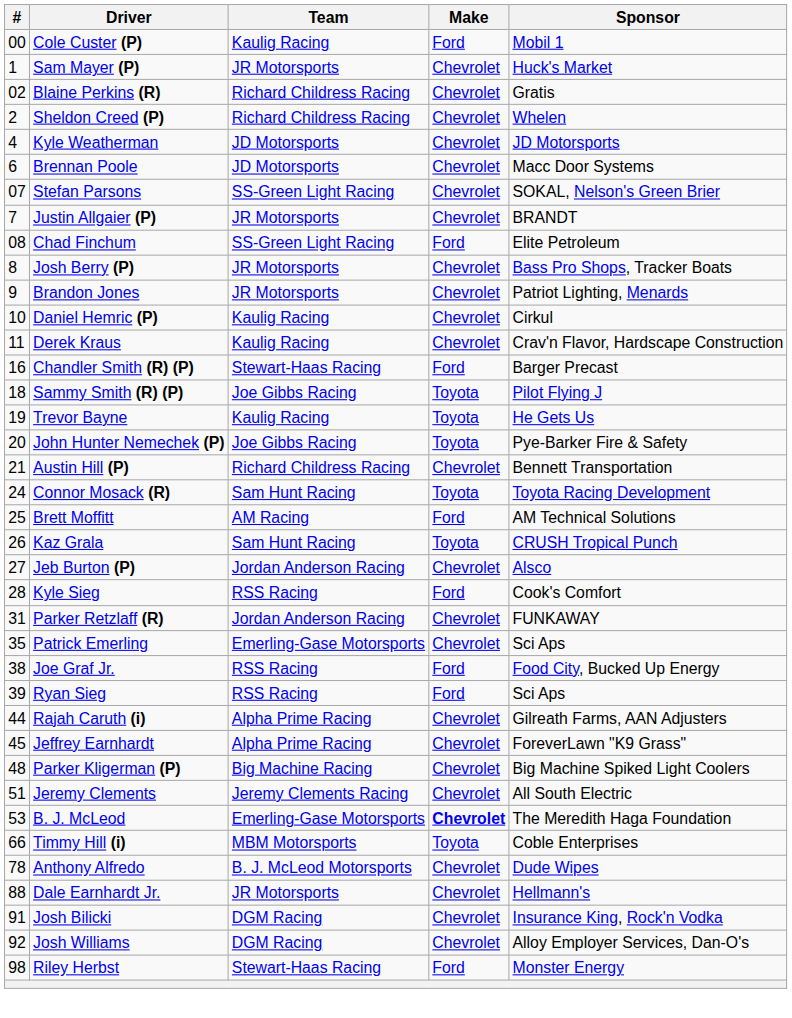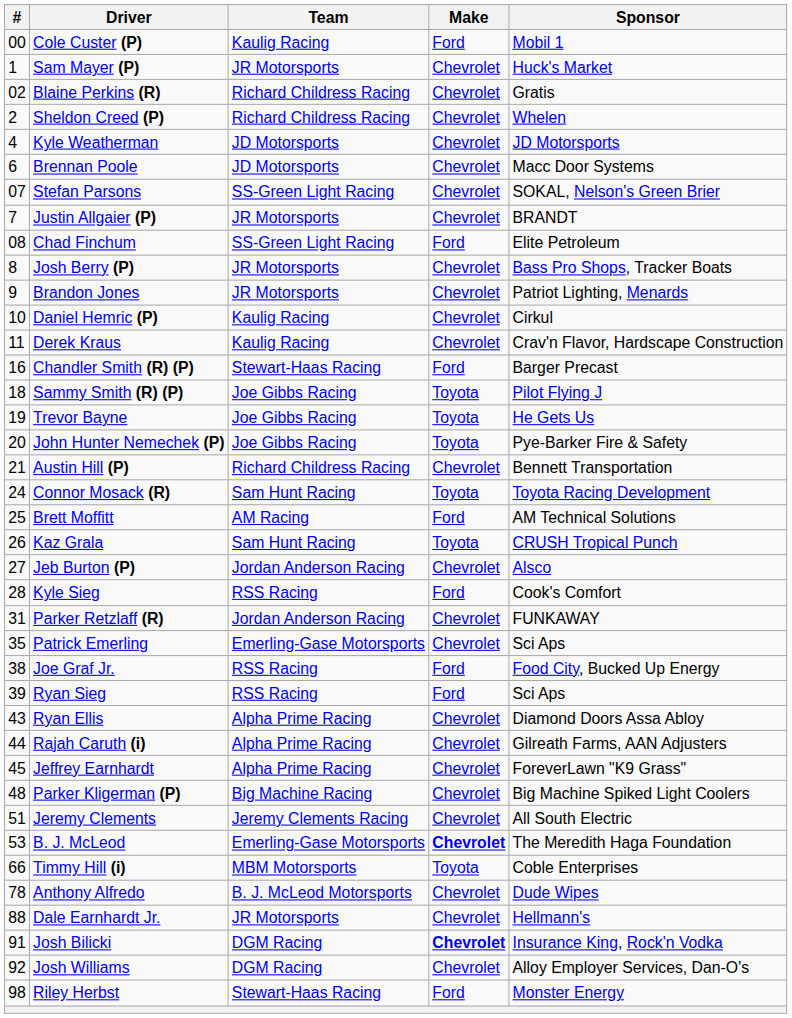(281, 418) Kaulig Racing -> (294, 418) Joe Gibbs Racing
+ row: (68, 718)
(466, 918) normal -> (469, 943) bold
